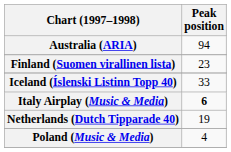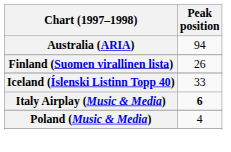(204, 63) 23 -> (200, 63) 26
- row: (93, 119)
